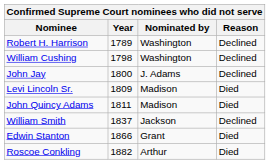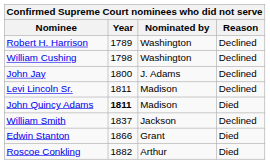(121, 89) 1809 -> (121, 89) 1811
(229, 89) Died -> (238, 89) Declined
(121, 105) normal -> (121, 105) bold
